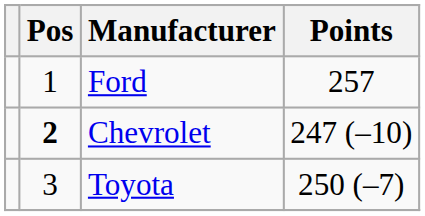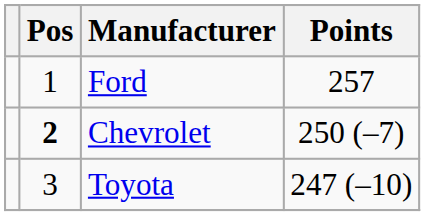(351, 133) 247 (–10) -> (351, 133) 250 (–7)
(351, 184) 250 (–7) -> (351, 184) 247 (–10)
